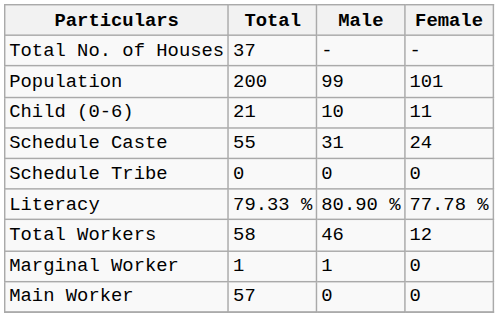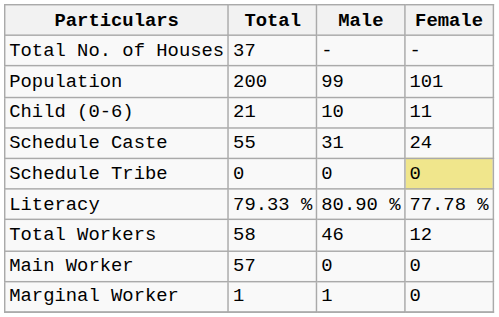(415, 174) no background -> (415, 174) khaki background
rows swapped: (71, 297) <-> (94, 266)
